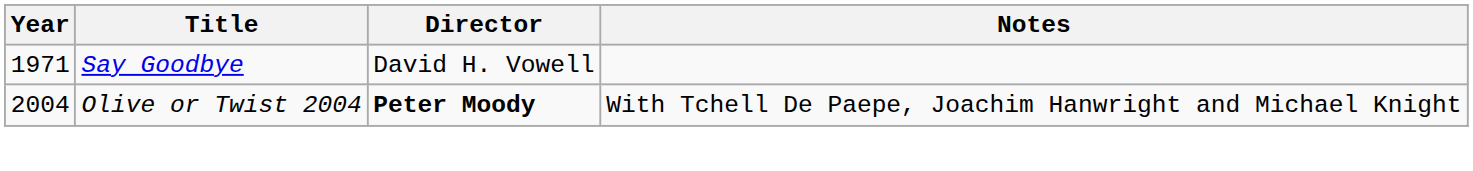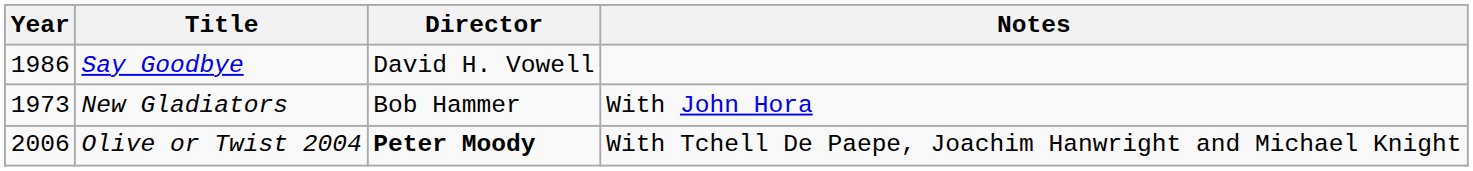(40, 65) 1971 -> (40, 65) 1986
+ row: (185, 105)
(40, 105) 2004 -> (40, 145) 2006
